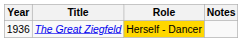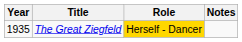(18, 29) 1936 -> (18, 29) 1935
